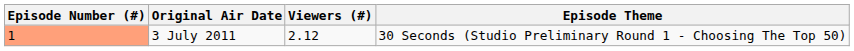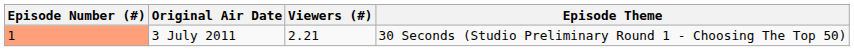(303, 36) 2.12 -> (303, 36) 2.21
